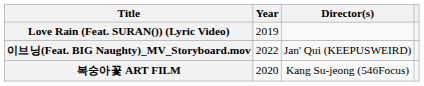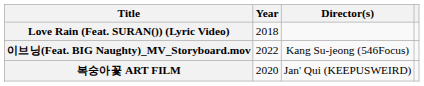(267, 31) 2019 -> (267, 31) 2018
(348, 50) Jan' Qui (KEEPUSWEIRD) -> (348, 50) Kang Su-jeong (546Focus)
(348, 70) Kang Su-jeong (546Focus) -> (348, 70) Jan' Qui (KEEPUSWEIRD)
